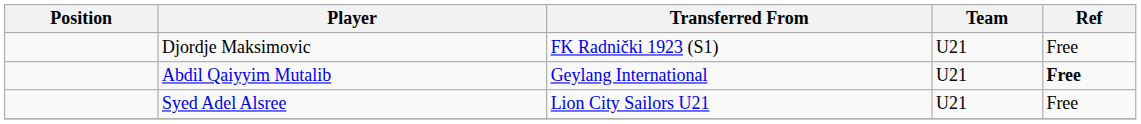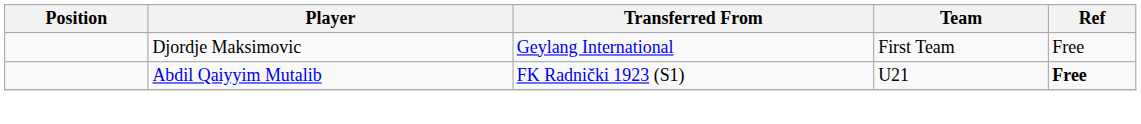(635, 47) FK Radnički 1923 (S1) -> (595, 47) Geylang International
(951, 47) U21 -> (916, 47) First Team
(629, 75) Geylang International -> (601, 75) FK Radnički 1923 (S1)
- row: (224, 103)
